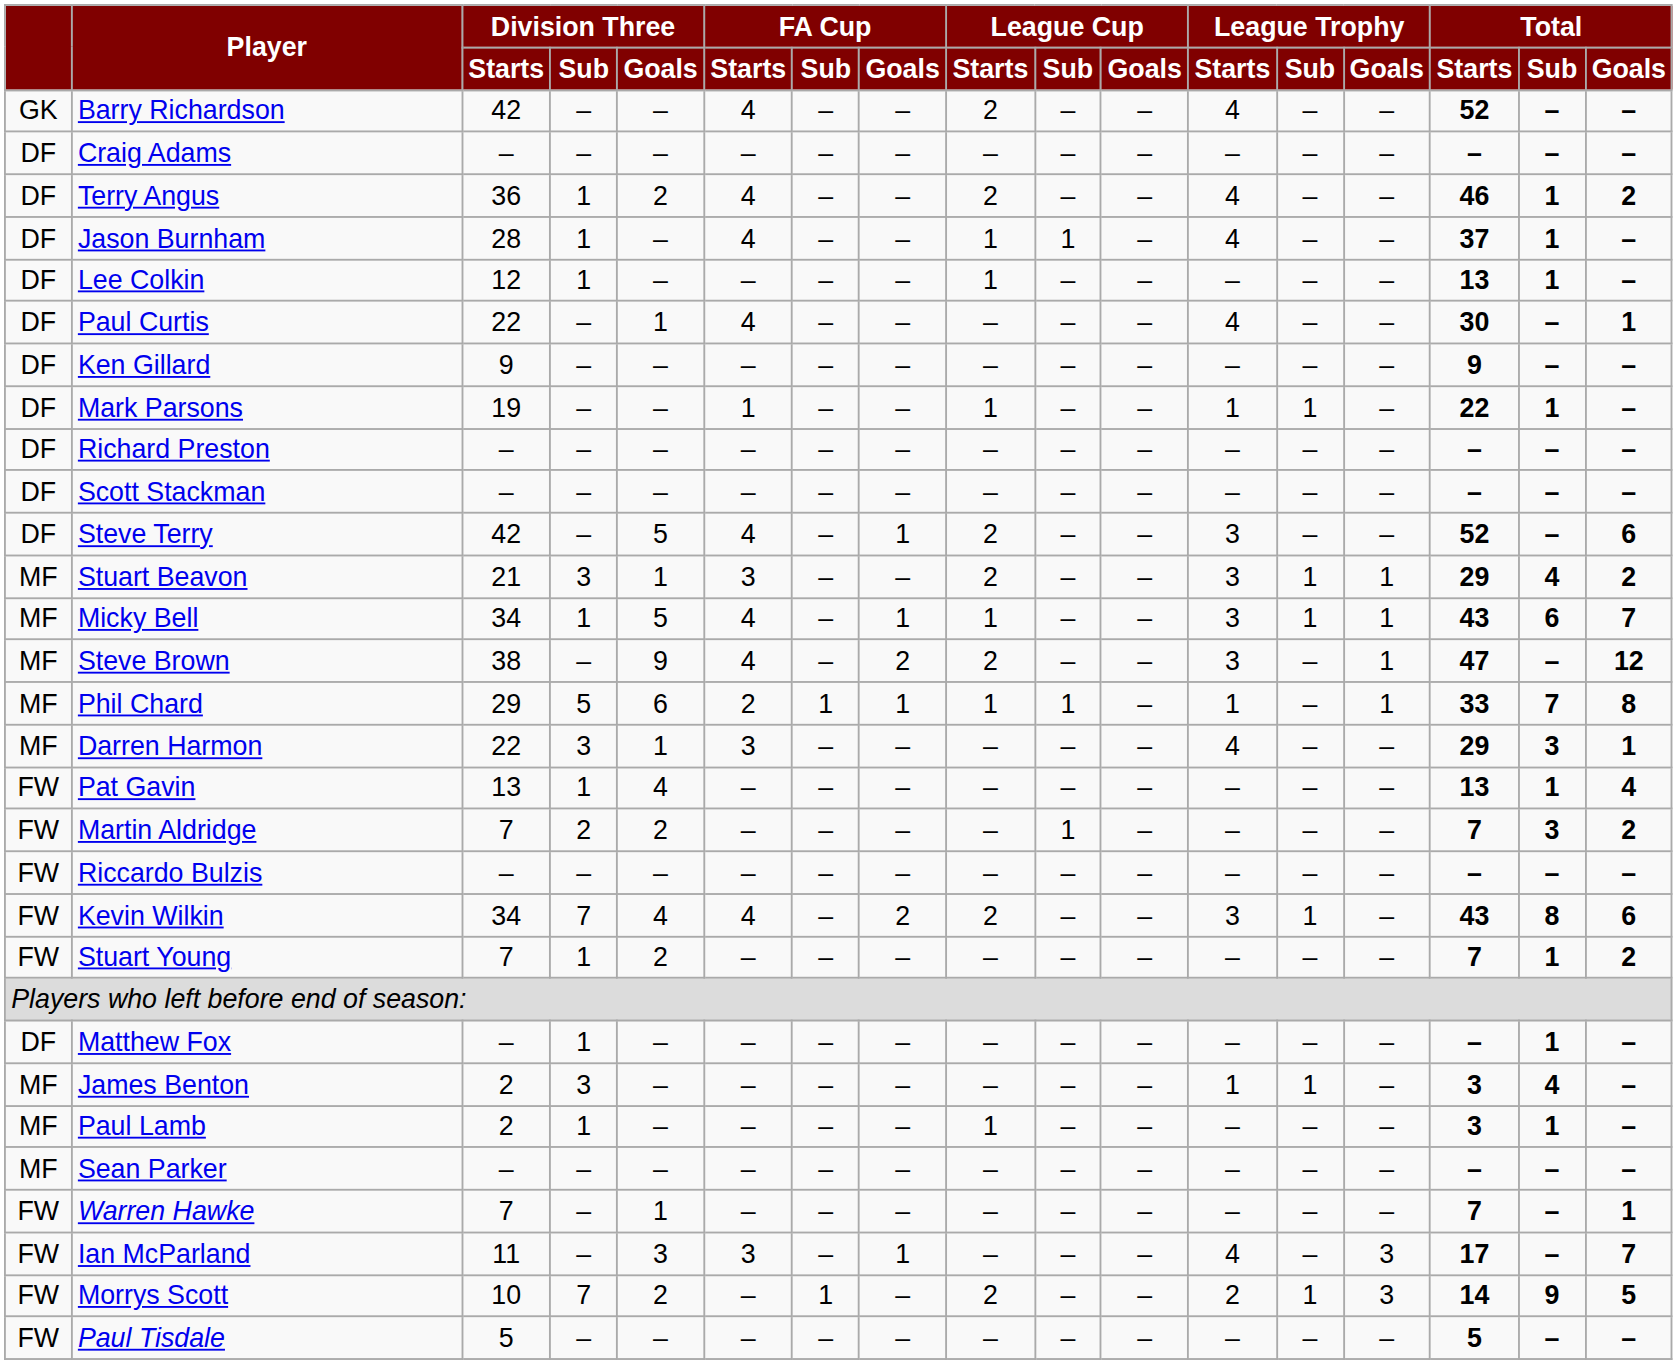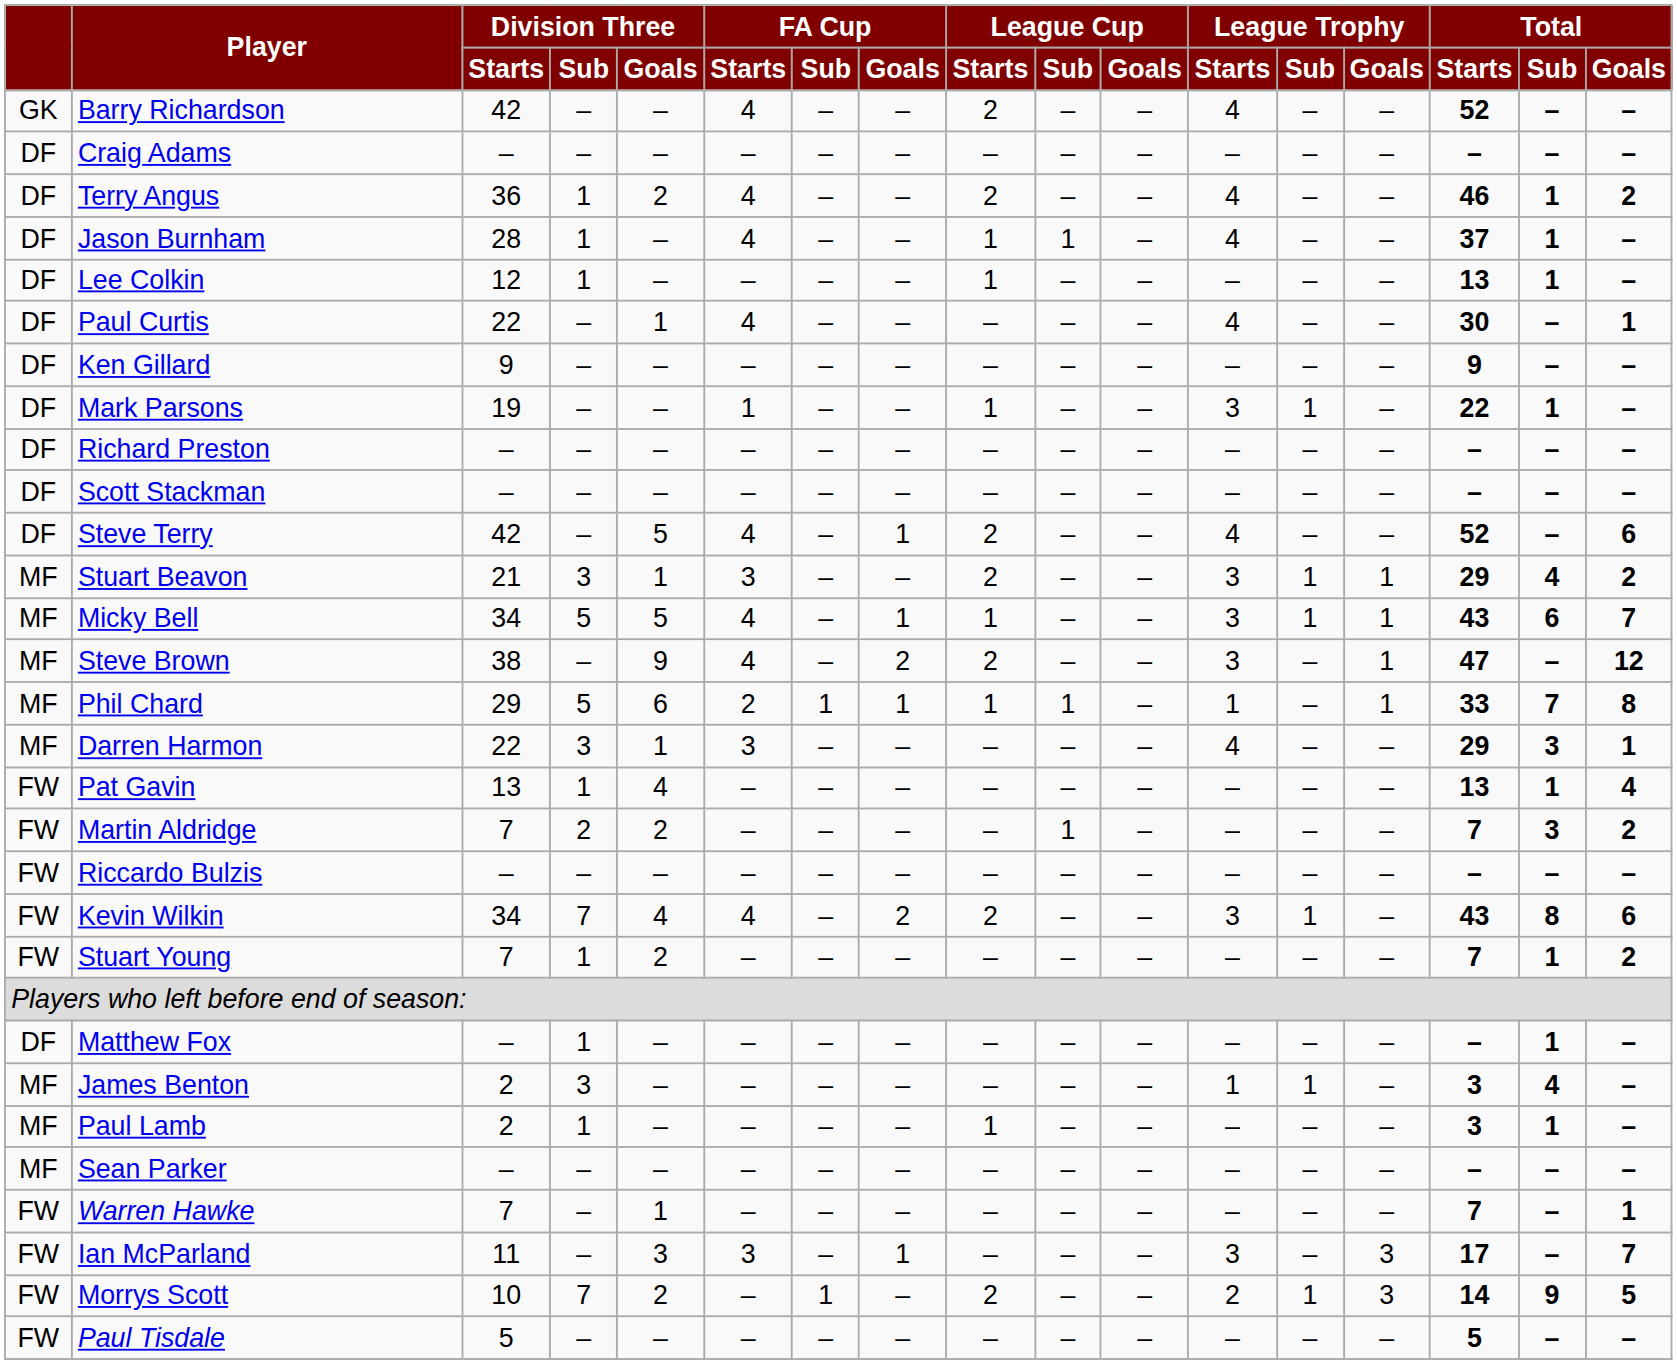(1232, 407) 1 -> (1232, 407) 3
(1232, 534) 3 -> (1232, 534) 4
(584, 619) 1 -> (584, 619) 5
(1232, 1254) 4 -> (1232, 1254) 3
